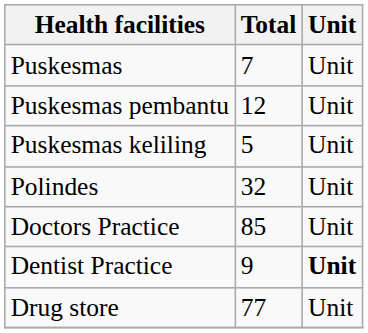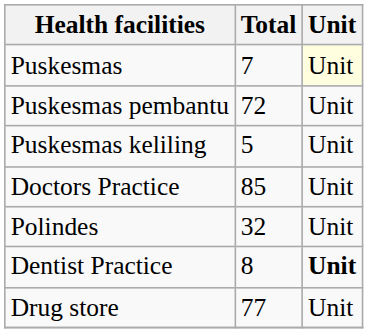(331, 65) no background -> (331, 65) lightyellow background
(253, 105) 12 -> (253, 105) 72
rows swapped: (54, 186) <-> (95, 226)
(247, 266) 9 -> (247, 266) 8
